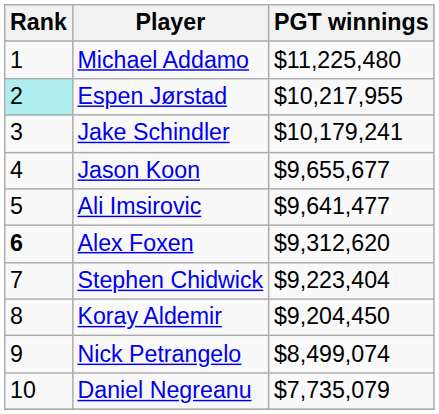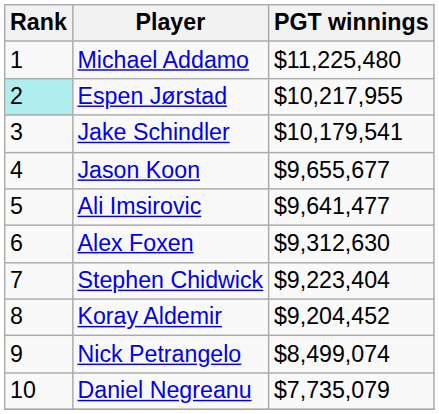(338, 133) $10,179,241 -> (338, 133) $10,179,541
(17, 243) bold -> (17, 243) normal
(332, 243) $9,312,620 -> (332, 243) $9,312,630
(332, 317) $9,204,450 -> (332, 317) $9,204,452
